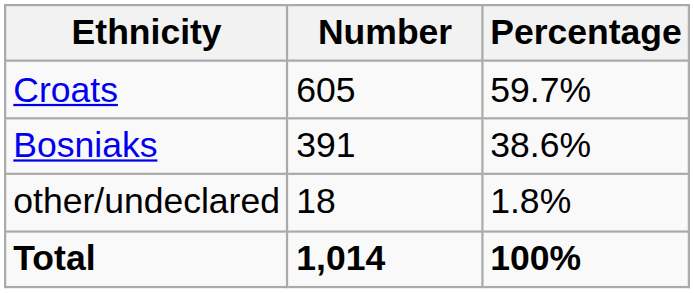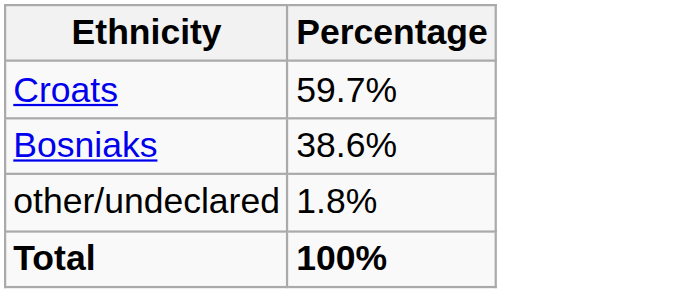- column: (385, 32)
